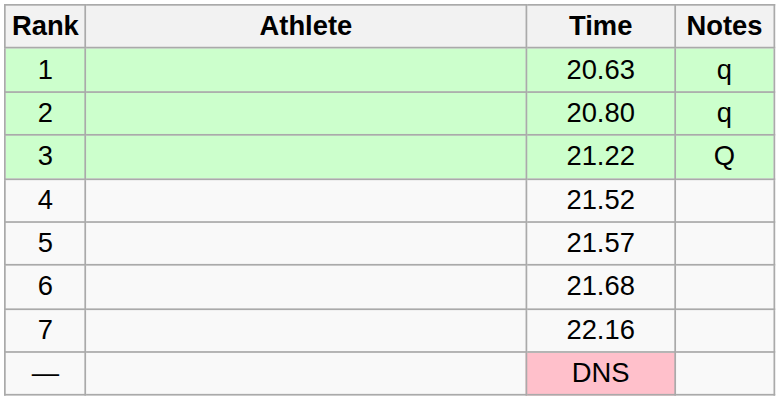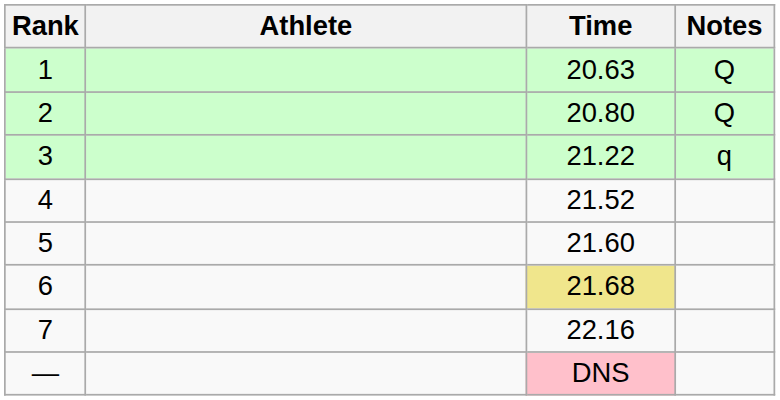(724, 69) q -> (724, 69) Q
(724, 112) q -> (724, 112) Q
(724, 156) Q -> (724, 156) q
(601, 243) 21.57 -> (601, 243) 21.60
(601, 286) no background -> (601, 286) khaki background
